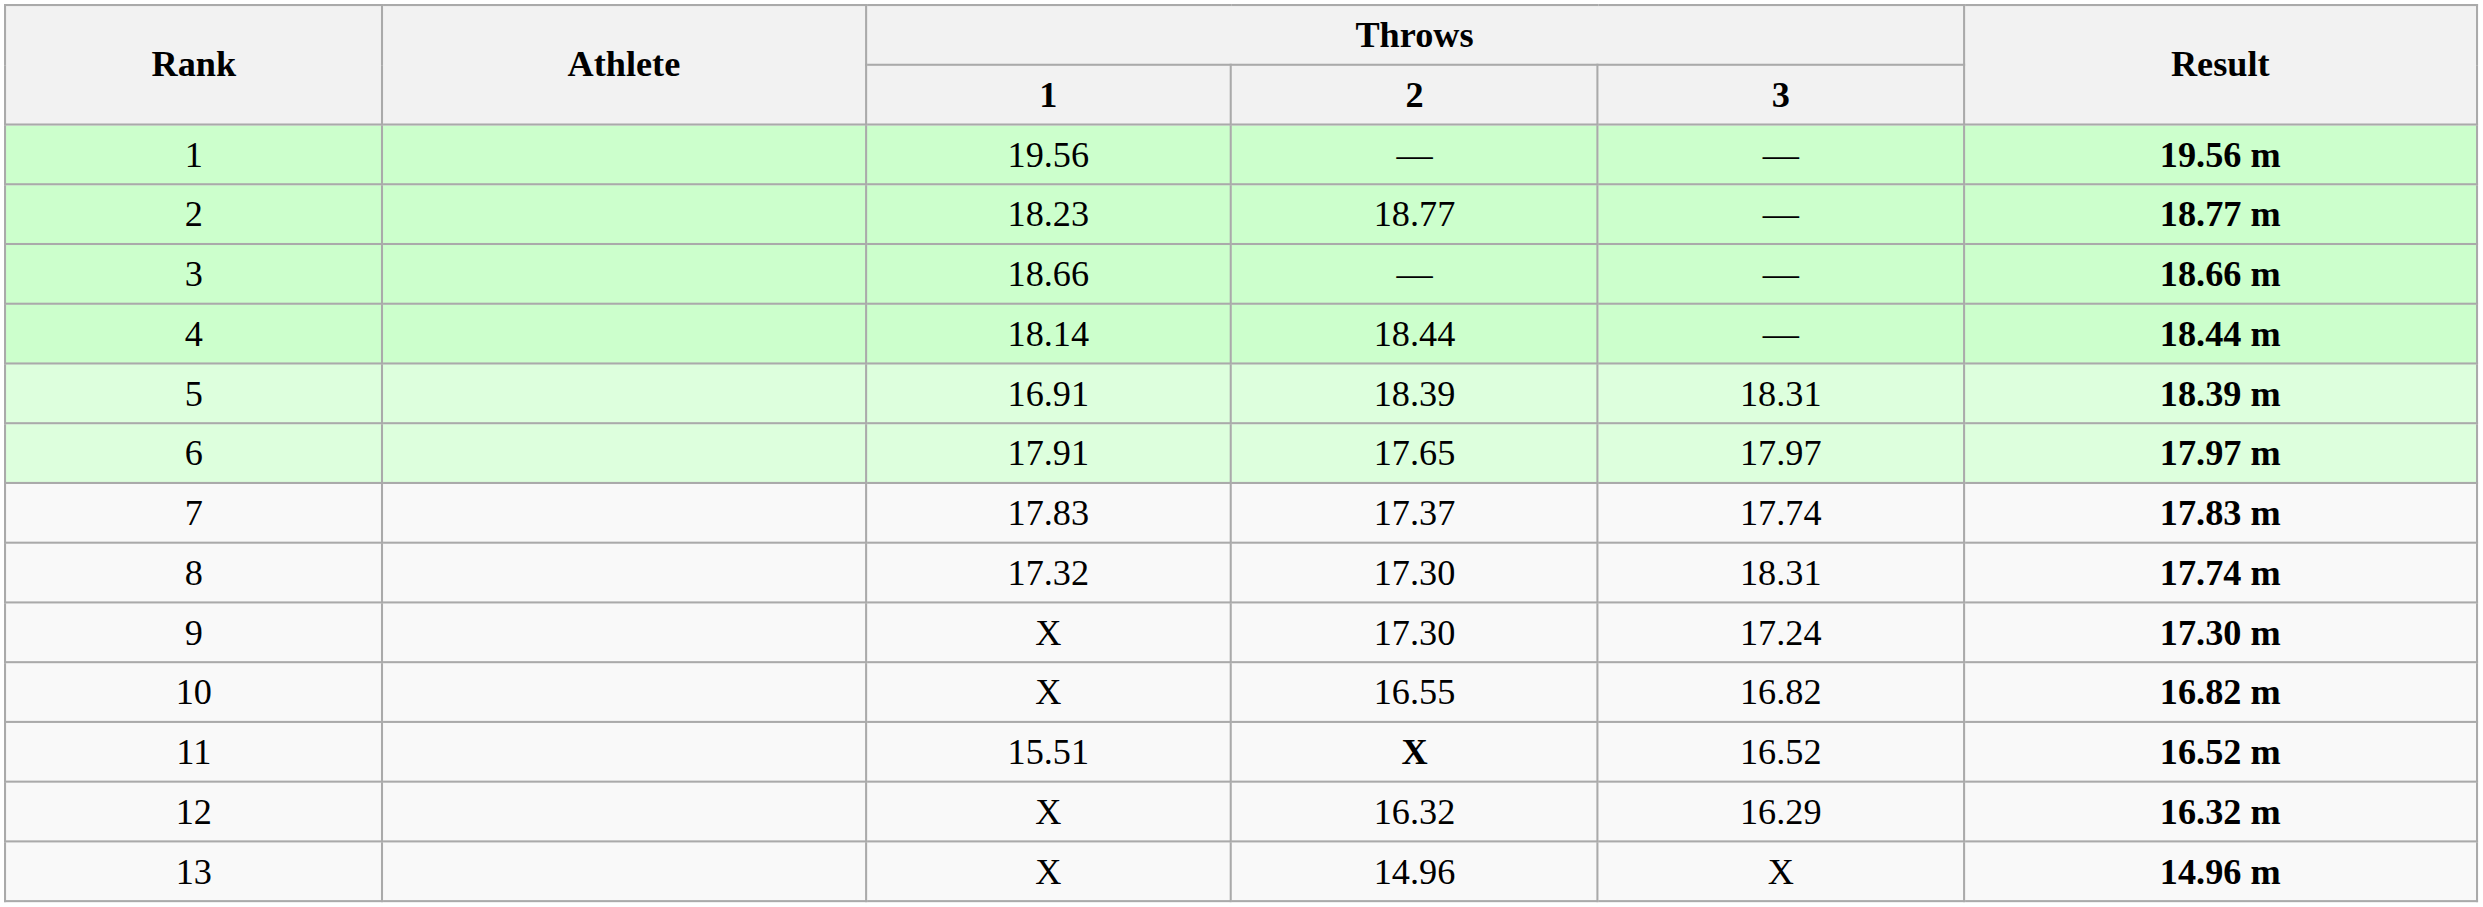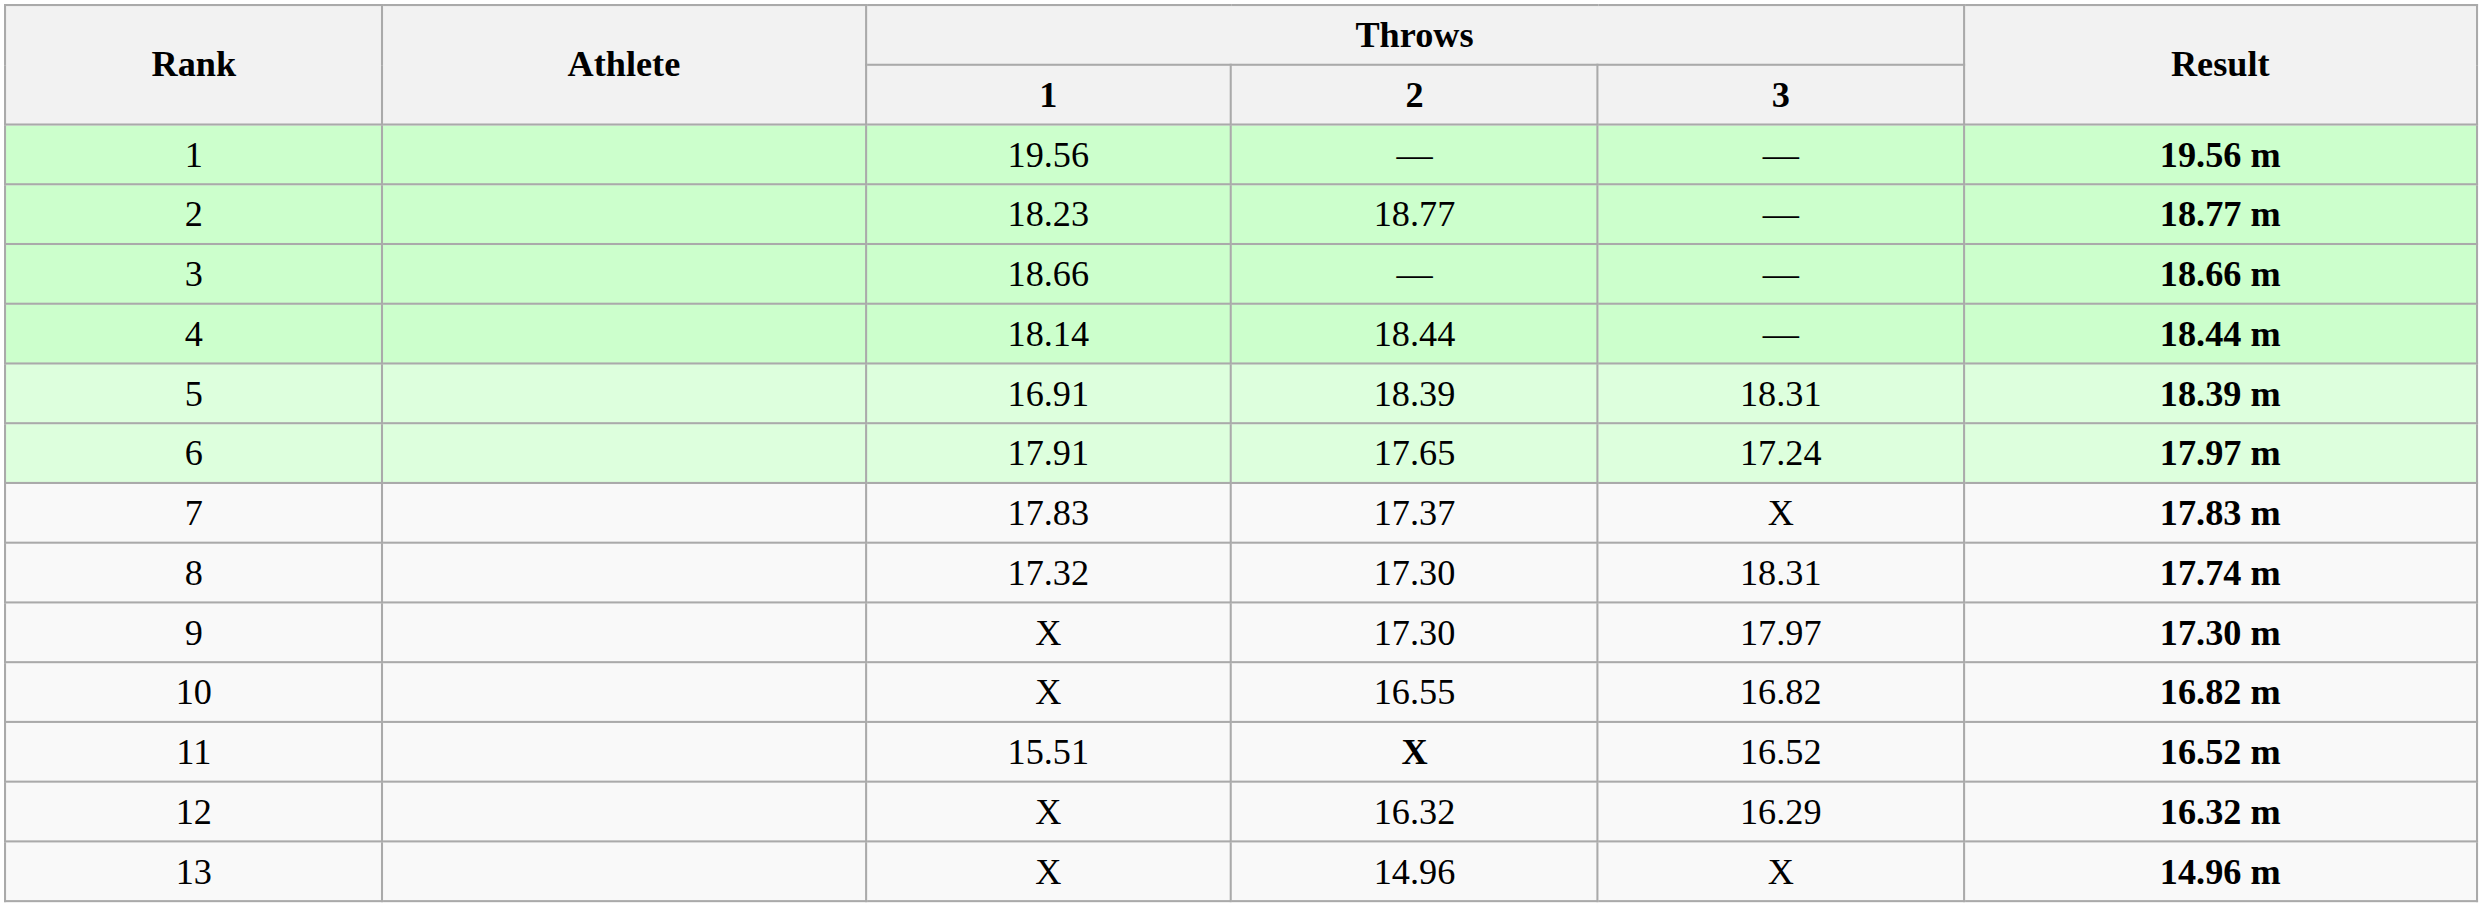(1781, 452) 17.97 -> (1781, 452) 17.24
(1781, 512) 17.74 -> (1781, 512) X
(1781, 632) 17.24 -> (1781, 632) 17.97
